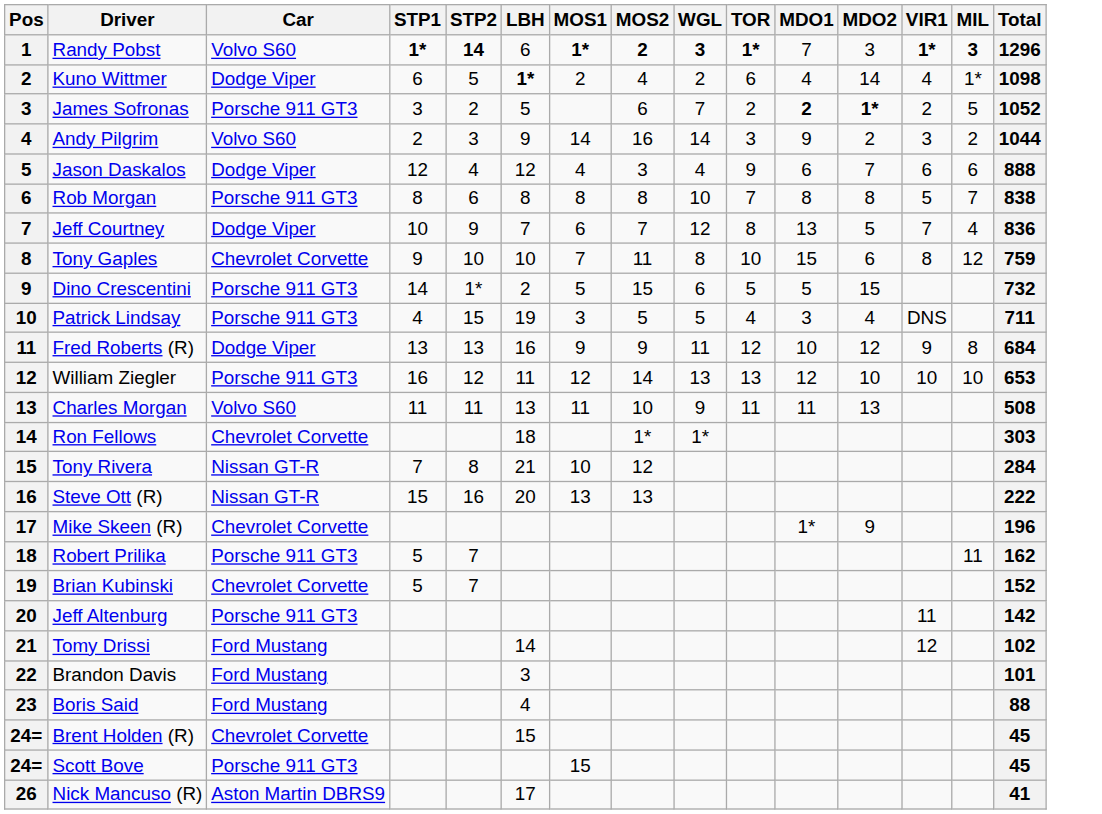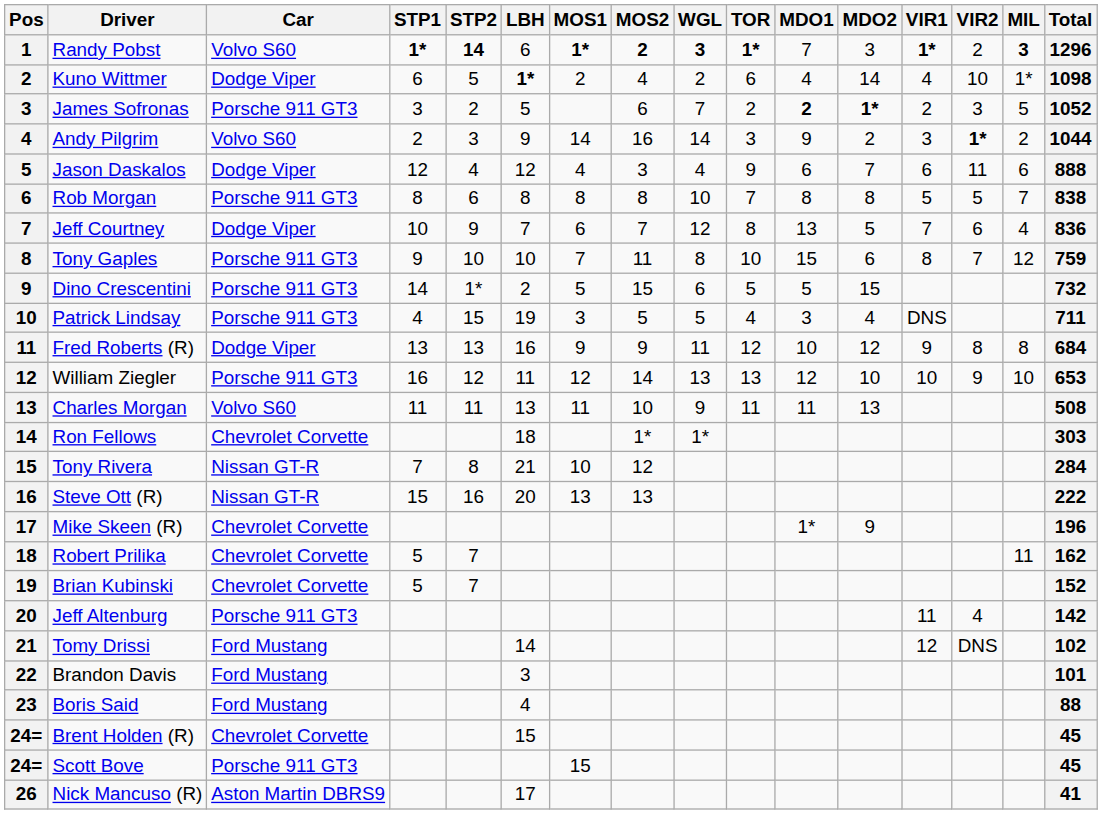+ column: (978, 20)
(290, 258) Chevrolet Corvette -> (284, 258) Porsche 911 GT3
(284, 556) Porsche 911 GT3 -> (290, 556) Chevrolet Corvette
